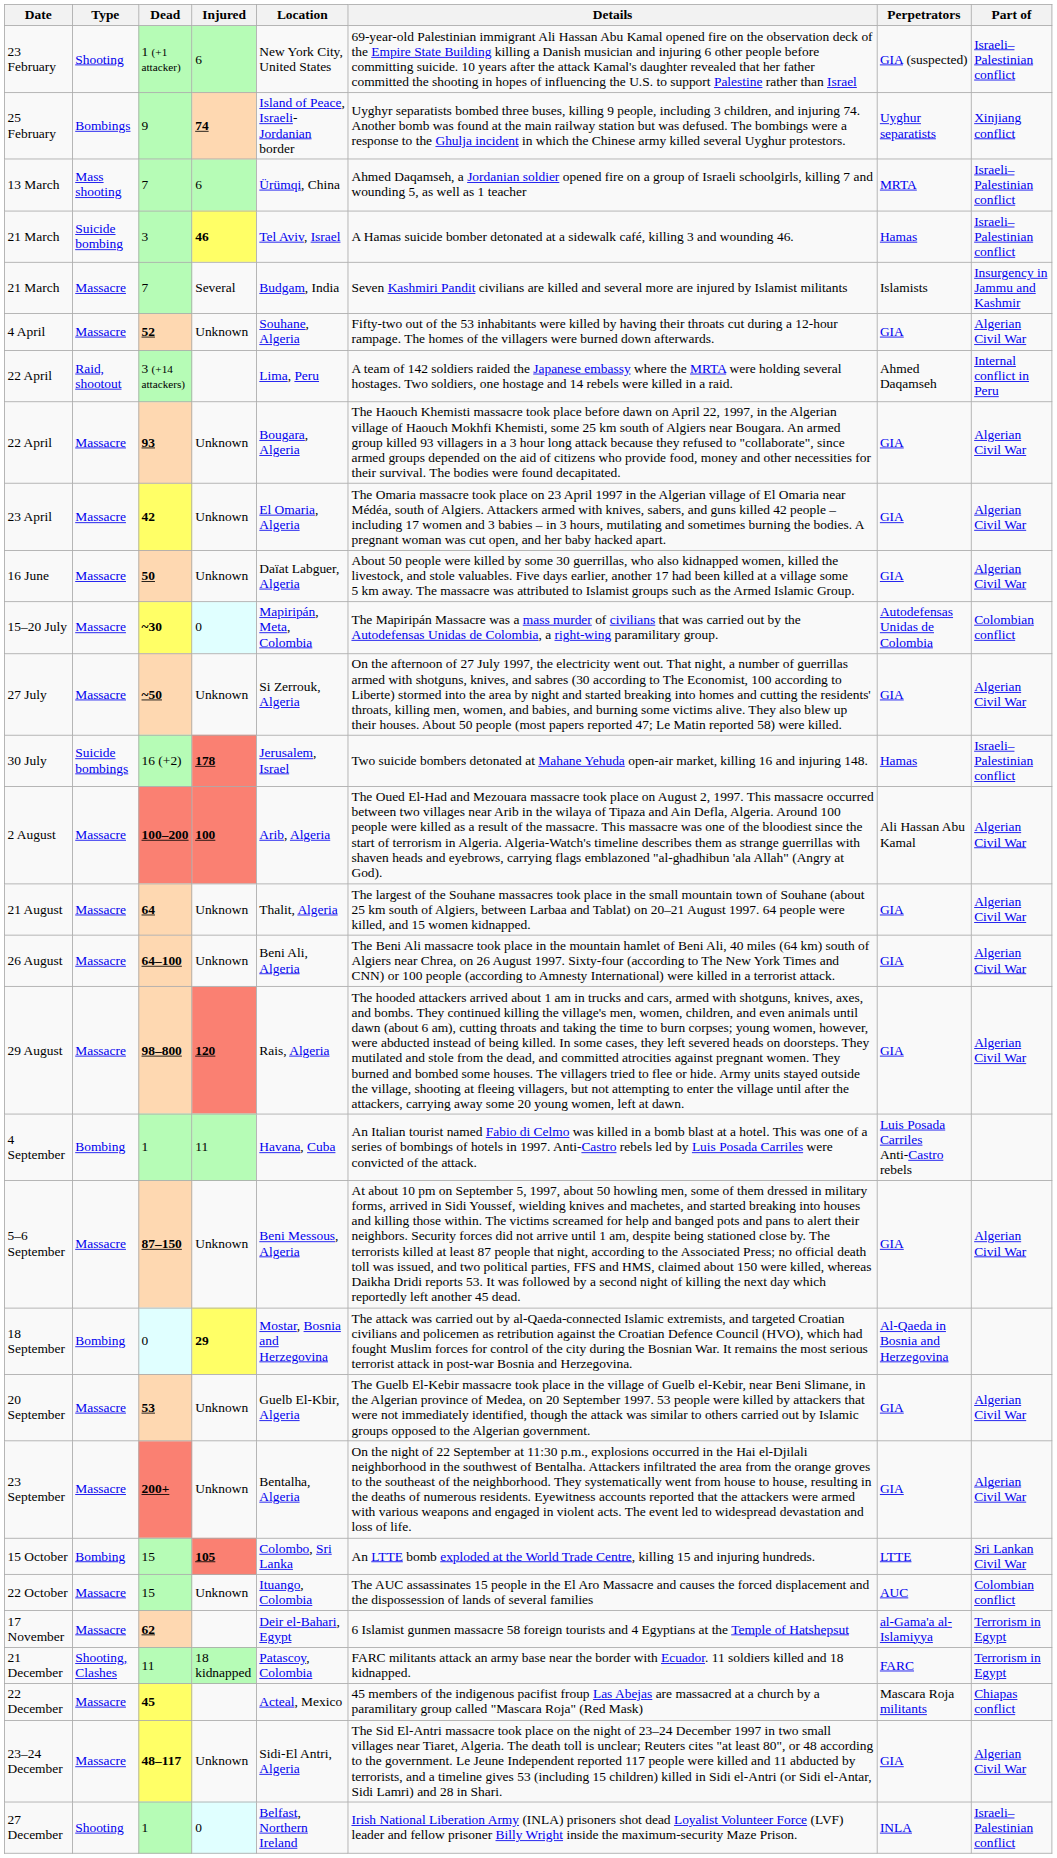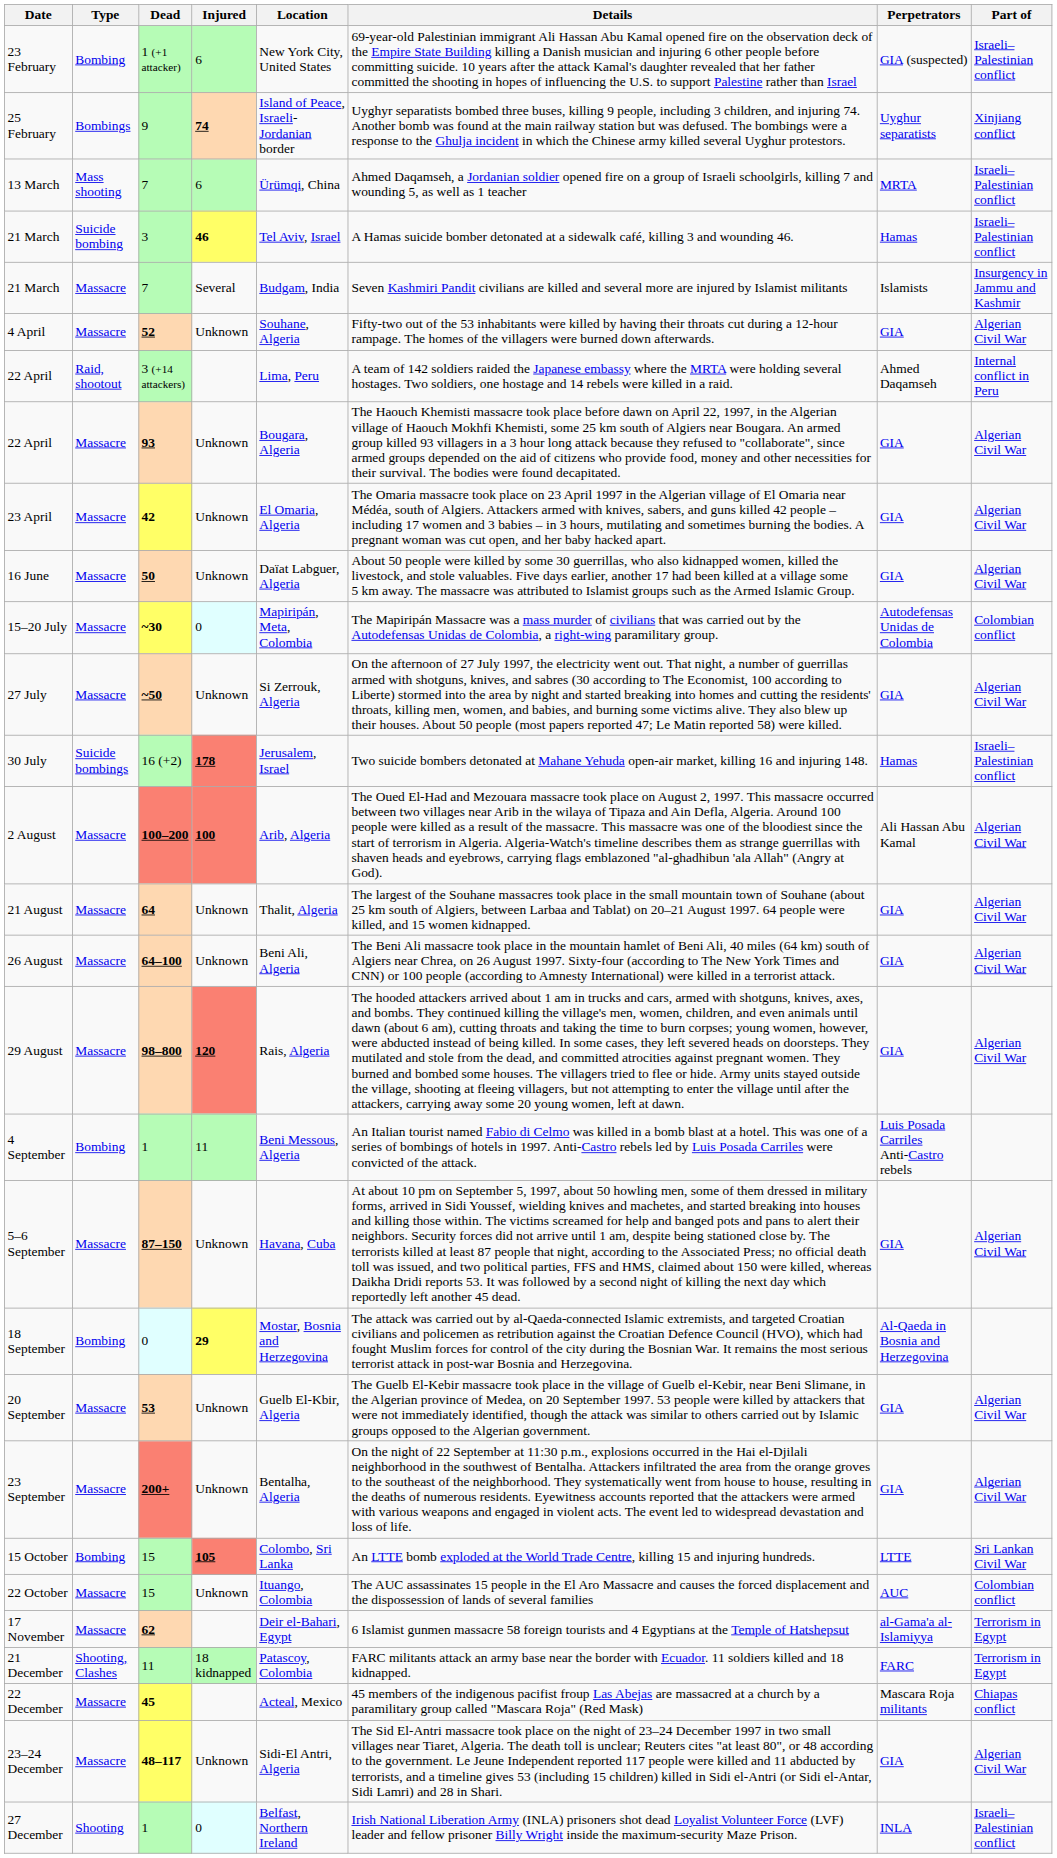(99, 59) Shooting -> (100, 59) Bombing
(297, 1147) Havana, Cuba -> (299, 1147) Beni Messous, Algeria
(299, 1244) Beni Messous, Algeria -> (297, 1244) Havana, Cuba
